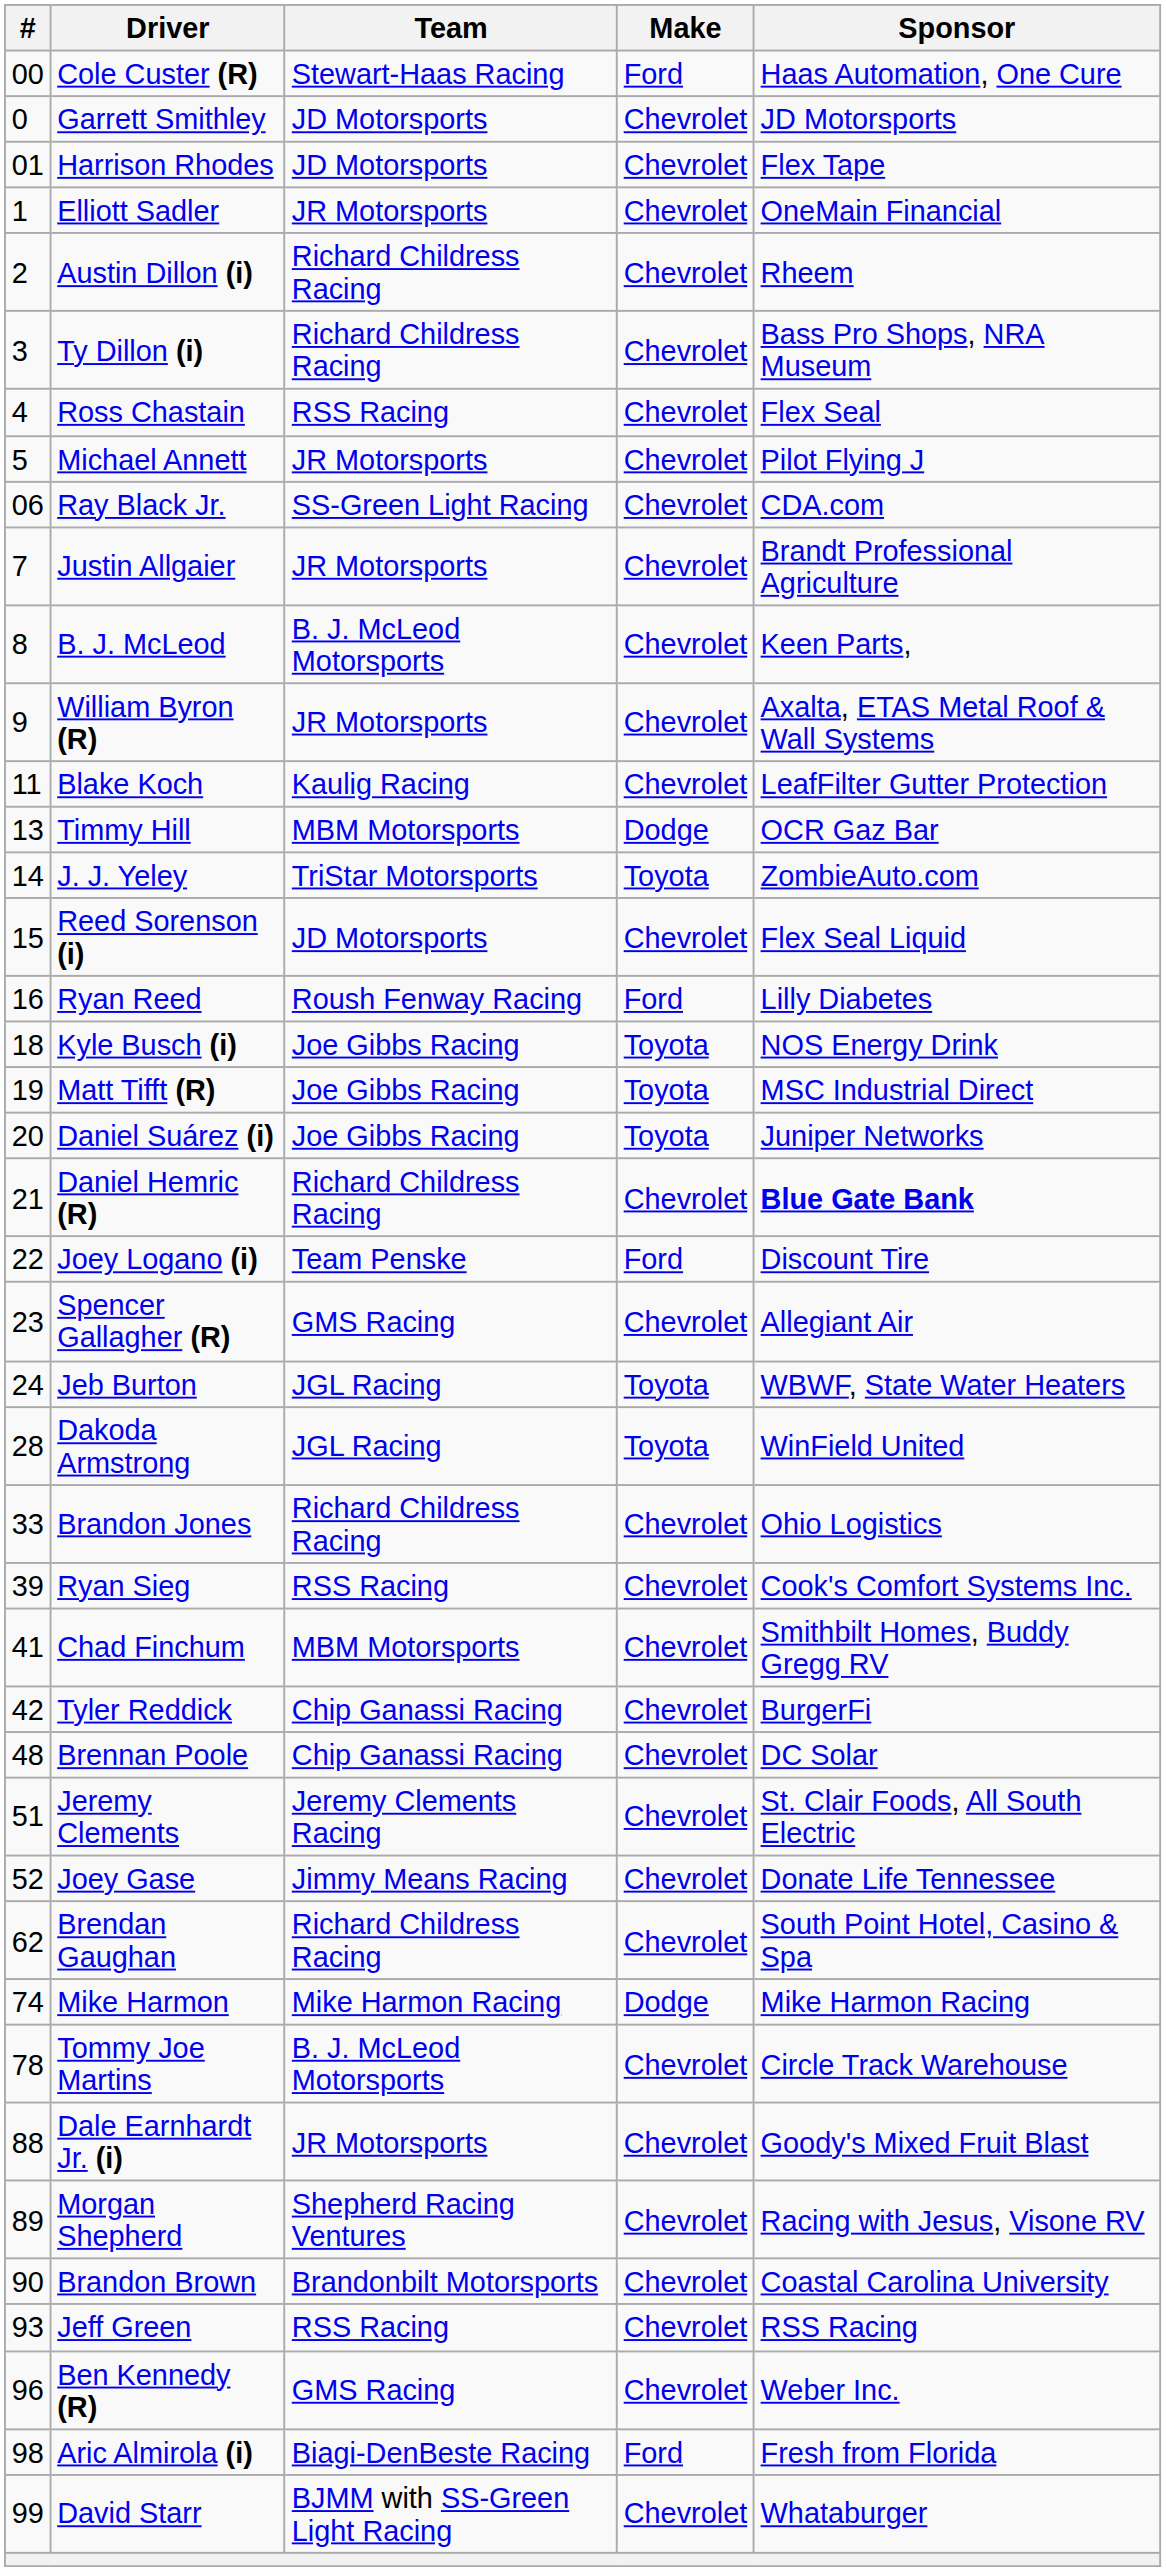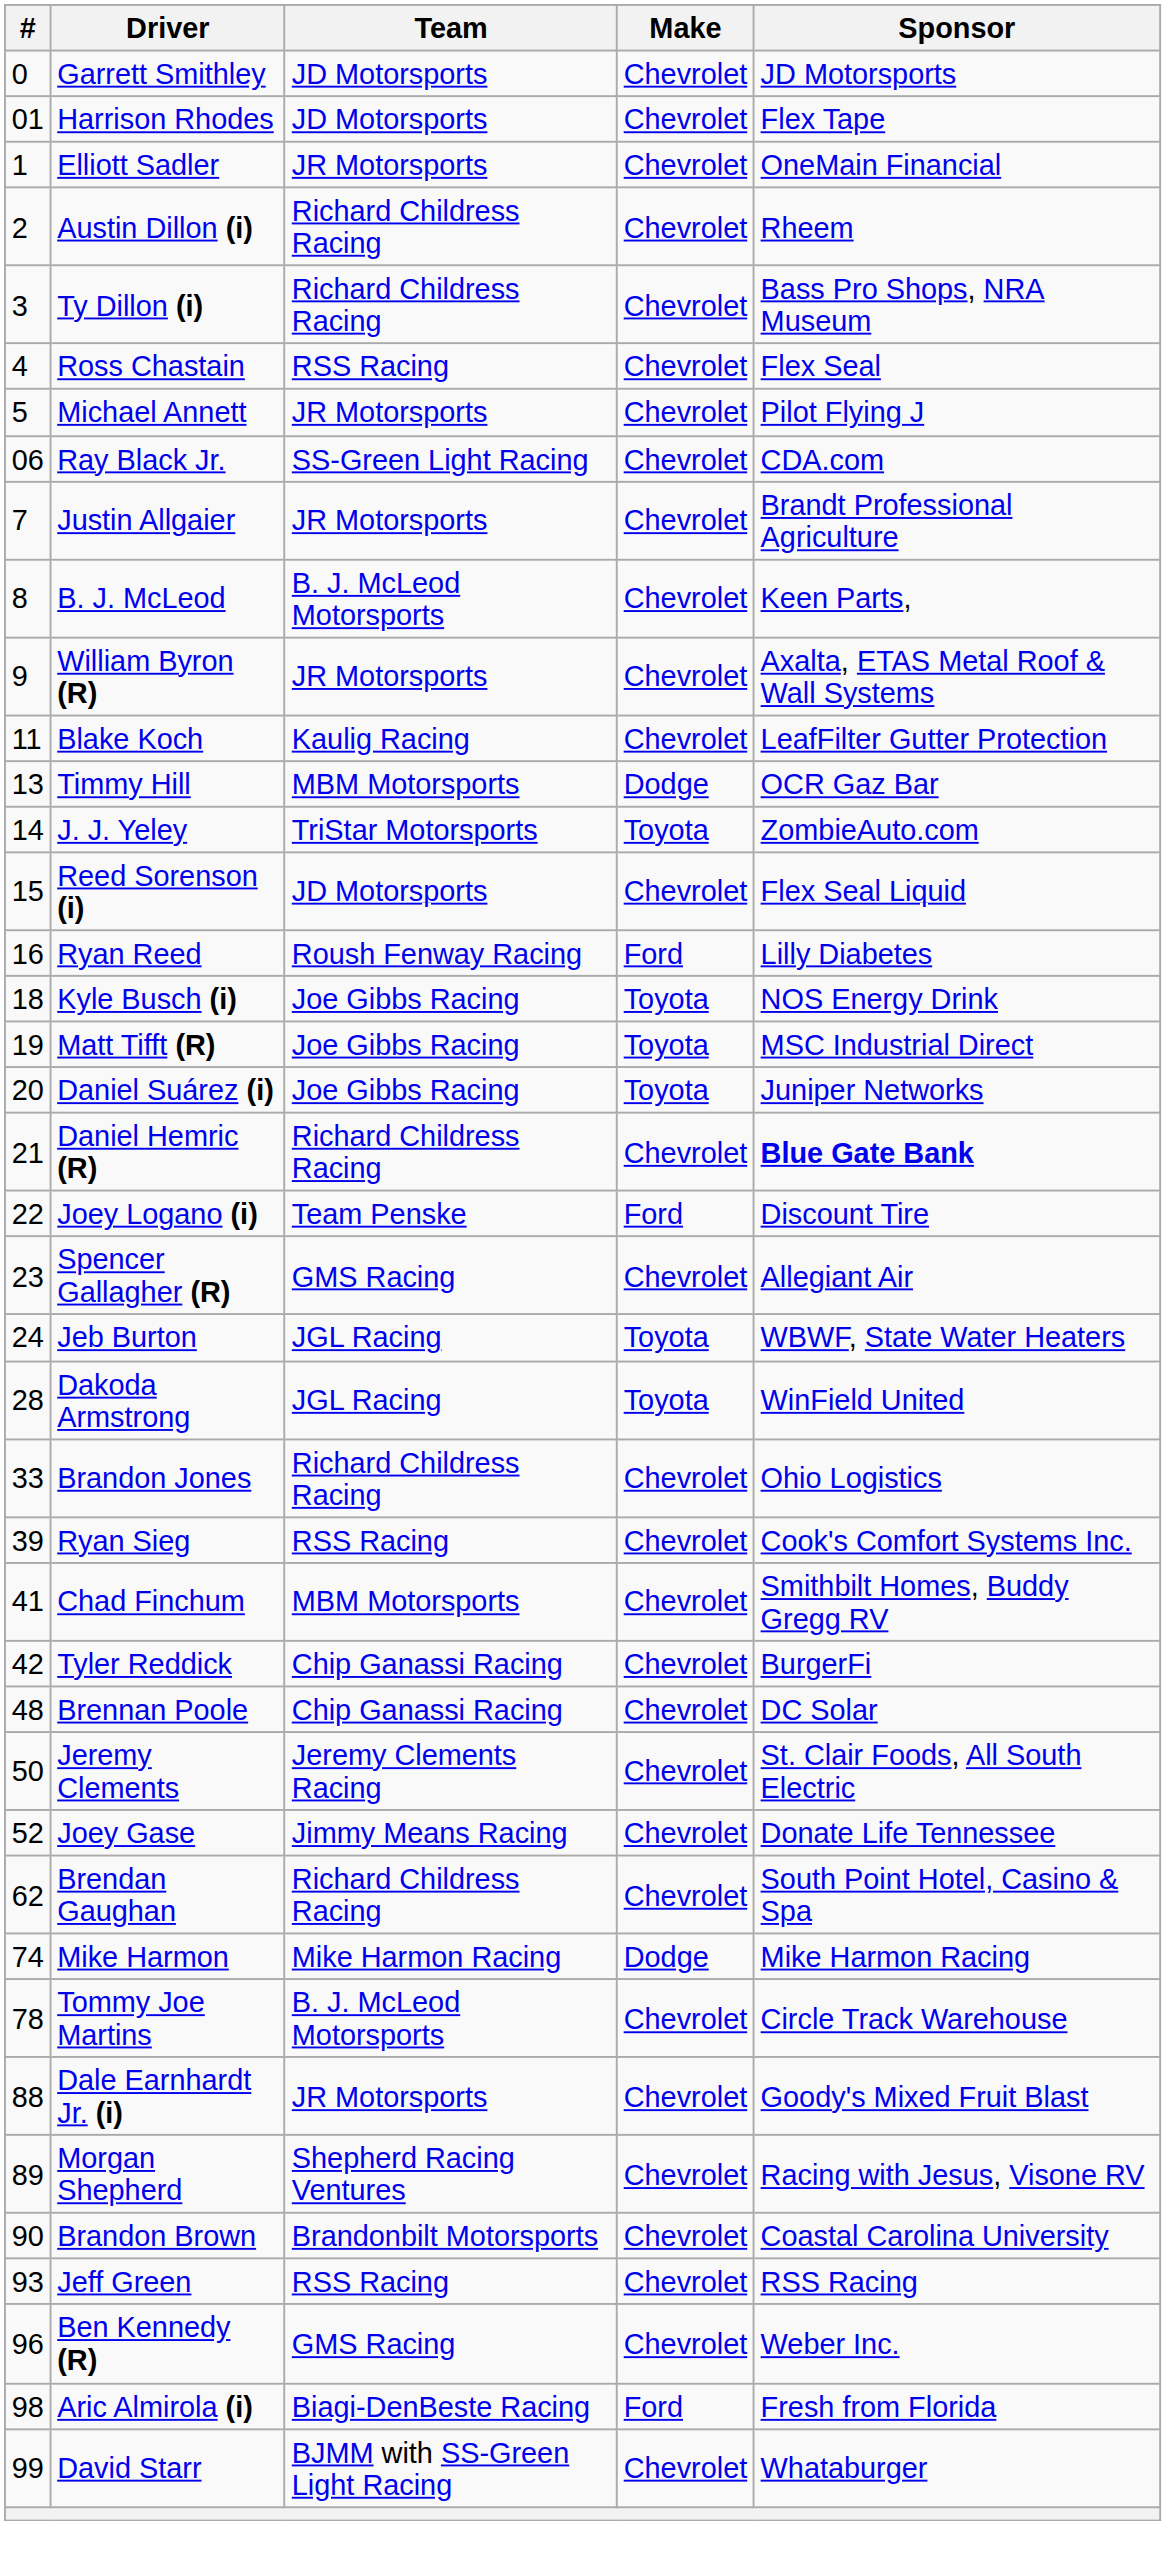- row: (157, 74)
(28, 1817) 51 -> (28, 1771) 50
